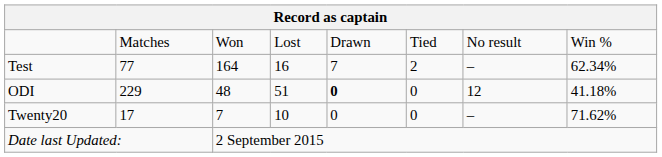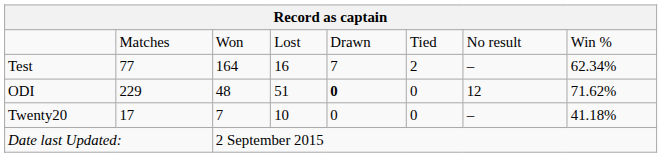(594, 90) 41.18% -> (594, 90) 71.62%
(594, 115) 71.62% -> (594, 115) 41.18%
